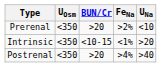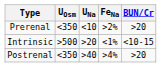columns swapped: (146, 13) <-> (97, 13)
(67, 42) <350 -> (67, 42) >500
